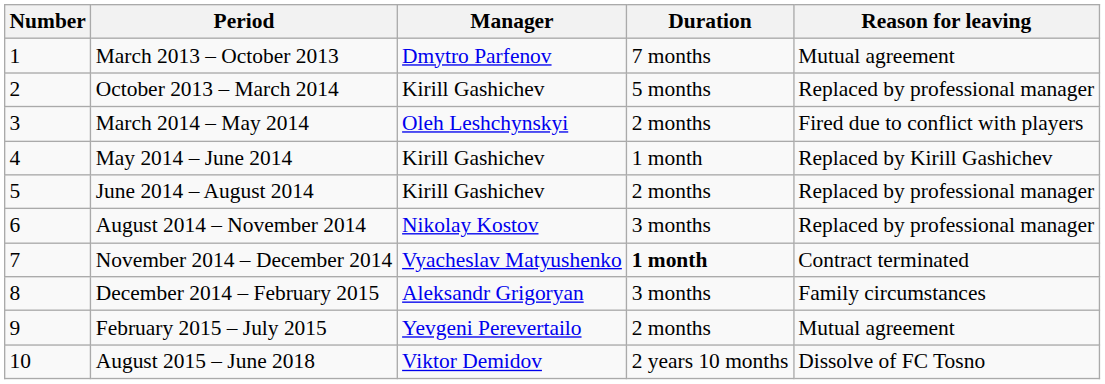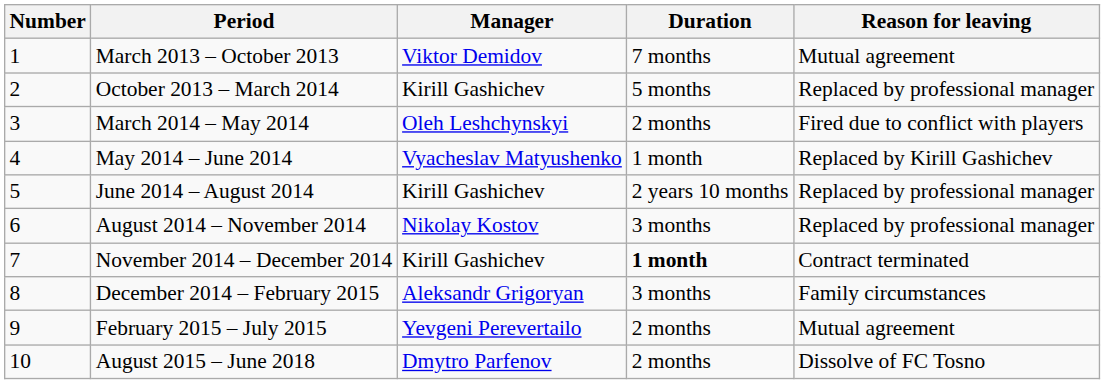(477, 55) Dmytro Parfenov -> (472, 55) Viktor Demidov
(473, 157) Kirill Gashichev -> (512, 157) Vyacheslav Matyushenko
(671, 191) 2 months -> (710, 191) 2 years 10 months
(512, 259) Vyacheslav Matyushenko -> (473, 259) Kirill Gashichev
(472, 361) Viktor Demidov -> (477, 361) Dmytro Parfenov
(710, 361) 2 years 10 months -> (671, 361) 2 months
